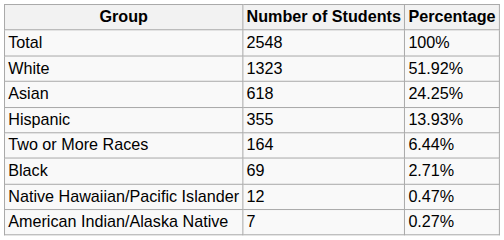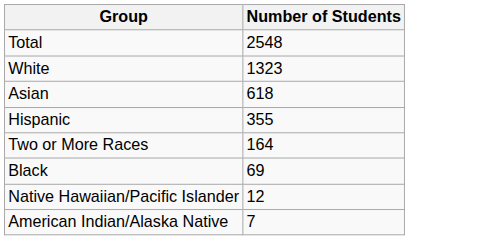- column: (452, 17)
